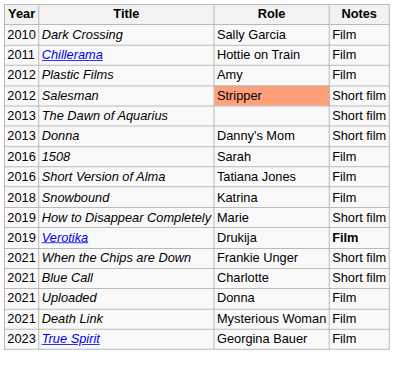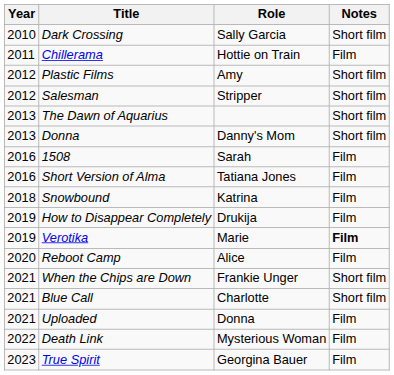(344, 34) Film -> (359, 34) Short film
(344, 75) Film -> (359, 75) Short film
(239, 95) lightsalmon background -> (239, 95) no background
(233, 217) Marie -> (237, 217) Drukija
(359, 217) Short film -> (344, 217) Film
(237, 237) Drukija -> (233, 237) Marie
+ row: (81, 258)
(22, 319) 2021 -> (22, 339) 2022
